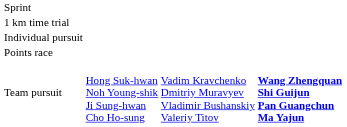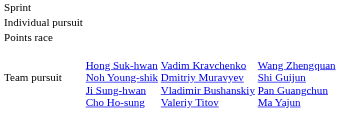- row: (37, 22)
(300, 99) bold -> (297, 84) normal
